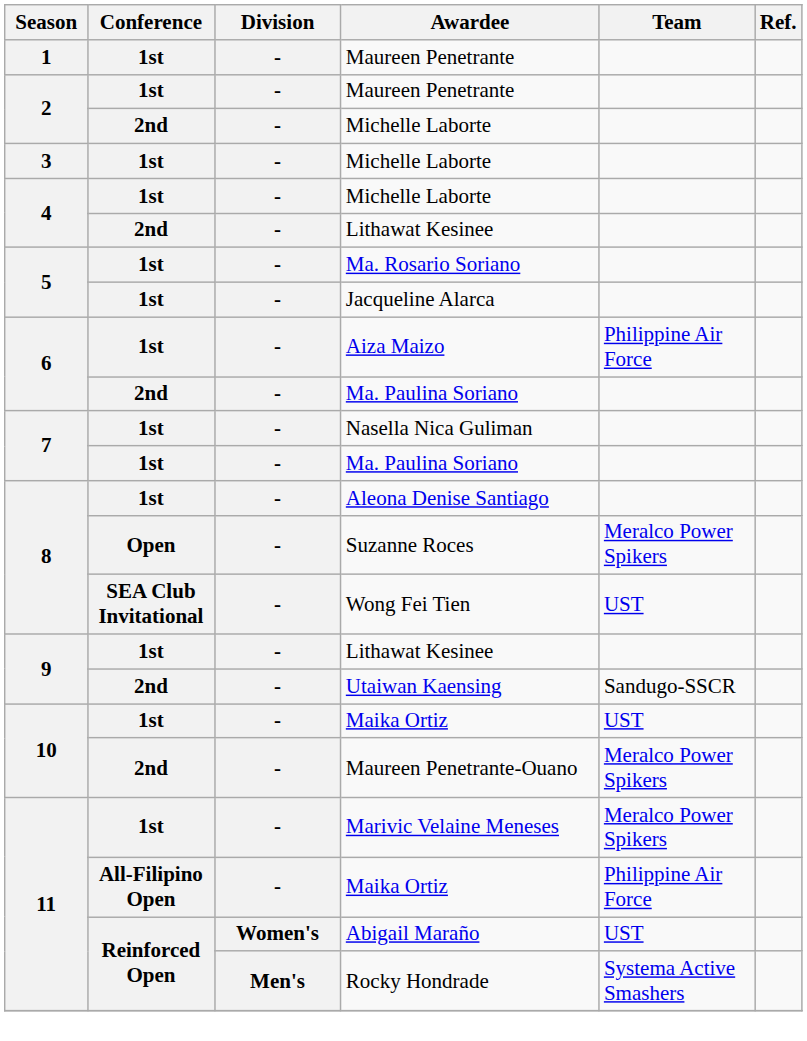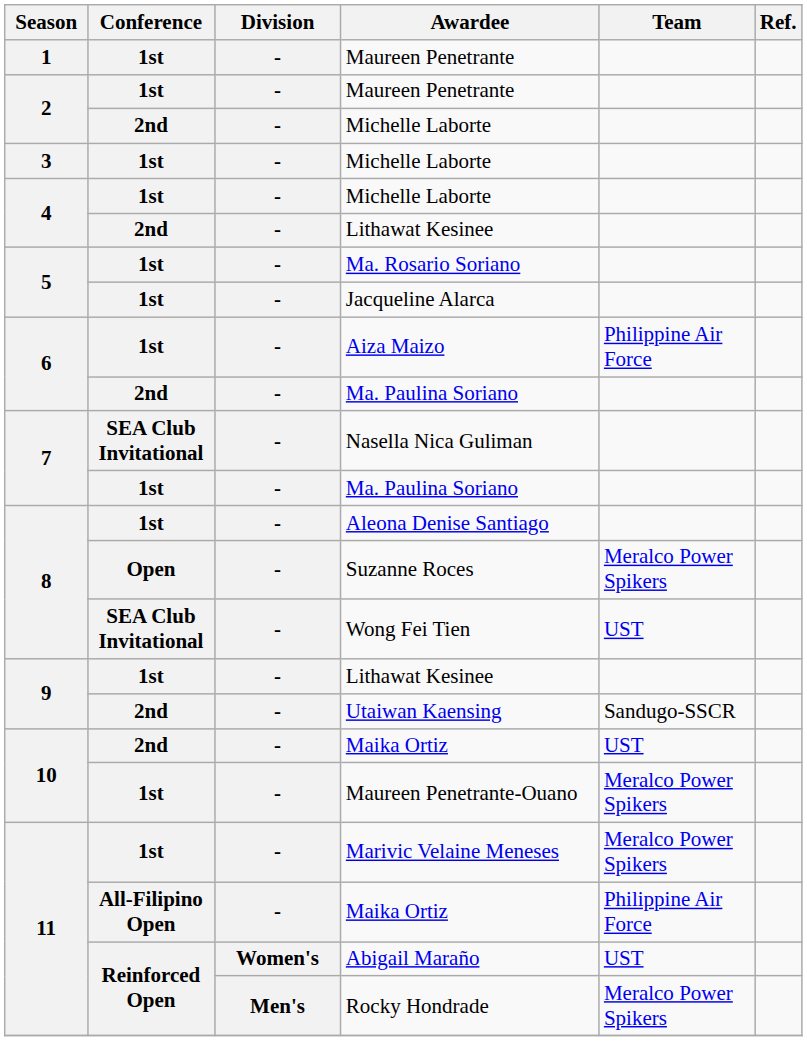(151, 428) 1st -> (151, 440) SEA Club Invitational
(151, 720) 1st -> (151, 745) 2nd
(151, 767) 2nd -> (151, 792) 1st
(670, 981) Systema Active Smashers -> (668, 1005) Meralco Power Spikers
